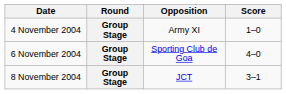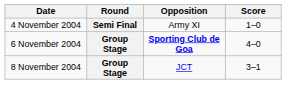(115, 30) Group Stage -> (115, 25) Semi Final
(184, 54) normal -> (184, 44) bold
